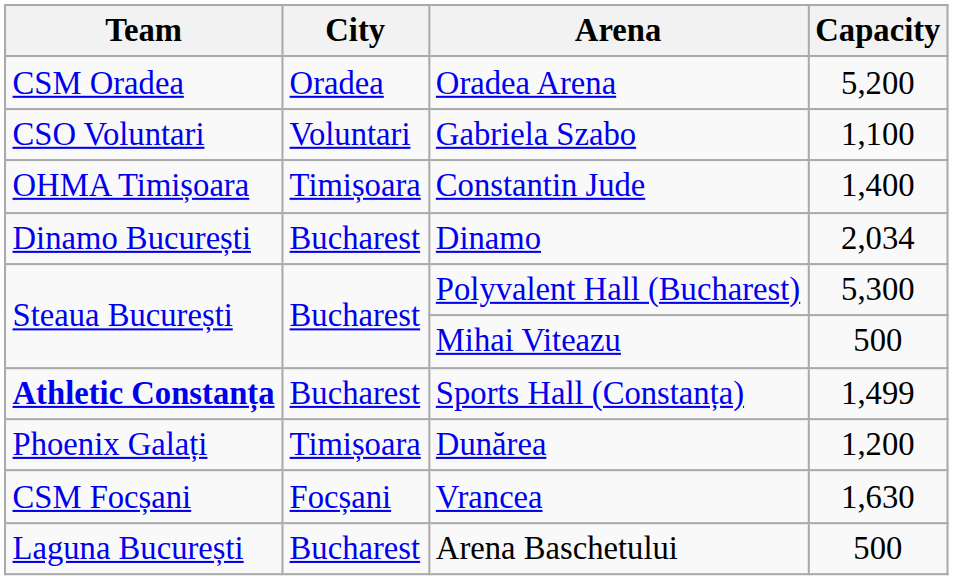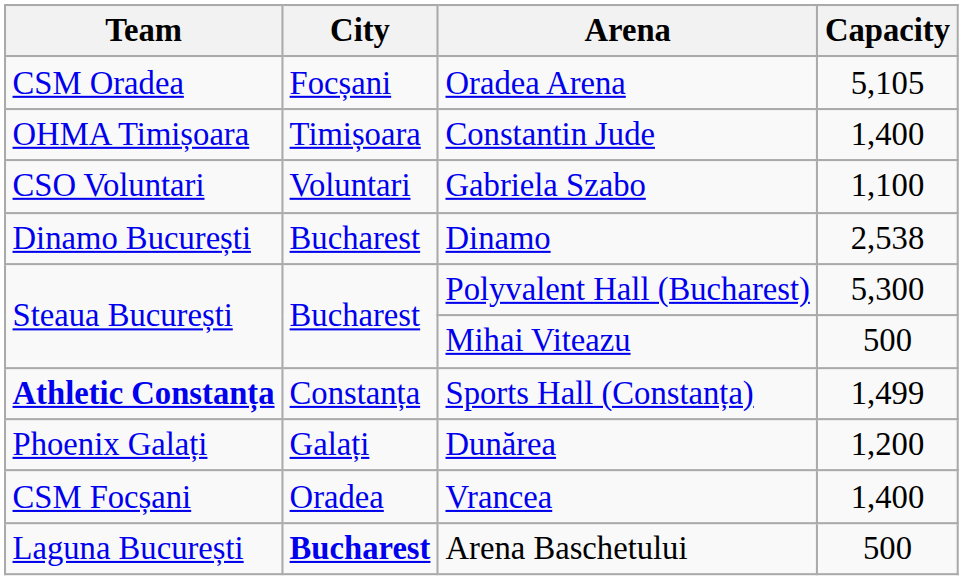(337, 82) Oradea -> (340, 82) Focșani
(878, 82) 5,200 -> (887, 82) 5,105
rows swapped: (536, 133) <-> (541, 185)
(878, 237) 2,034 -> (887, 237) 2,538
(355, 392) Bucharest -> (355, 392) Constanța
(355, 444) Timișoara -> (329, 444) Galați
(340, 496) Focșani -> (337, 496) Oradea
(878, 496) 1,630 -> (887, 496) 1,400
(355, 548) normal -> (360, 548) bold
